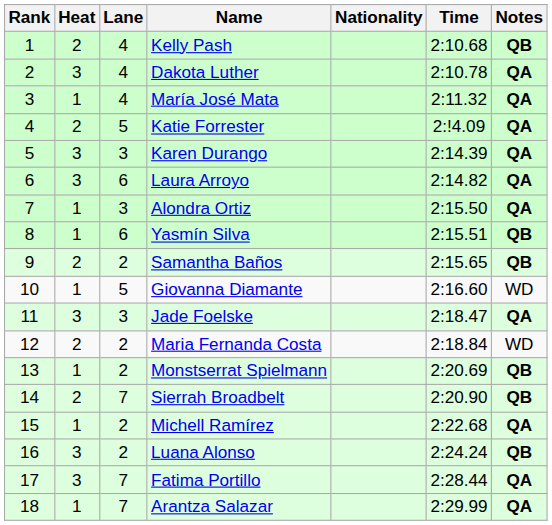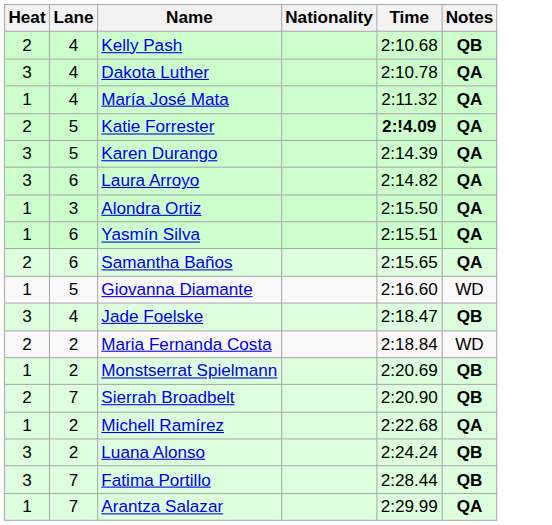- column: (29, 18)
(459, 126) normal -> (409, 126) bold
(123, 153) 3 -> (73, 153) 5
(519, 235) QB -> (469, 235) QA
(123, 262) 2 -> (73, 262) 6
(519, 262) QB -> (469, 262) QA
(123, 316) 3 -> (73, 316) 4
(519, 316) QA -> (469, 316) QB
(519, 479) QA -> (469, 479) QB
